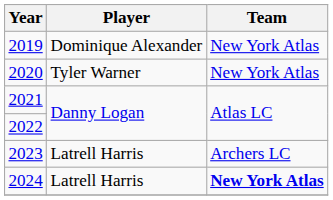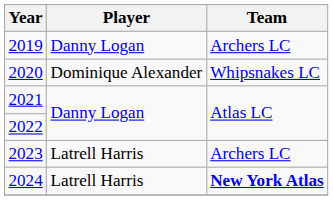(126, 45) Dominique Alexander -> (97, 45) Danny Logan
(265, 45) New York Atlas -> (250, 45) Archers LC
(96, 72) Tyler Warner -> (126, 72) Dominique Alexander
(265, 72) New York Atlas -> (265, 72) Whipsnakes LC
